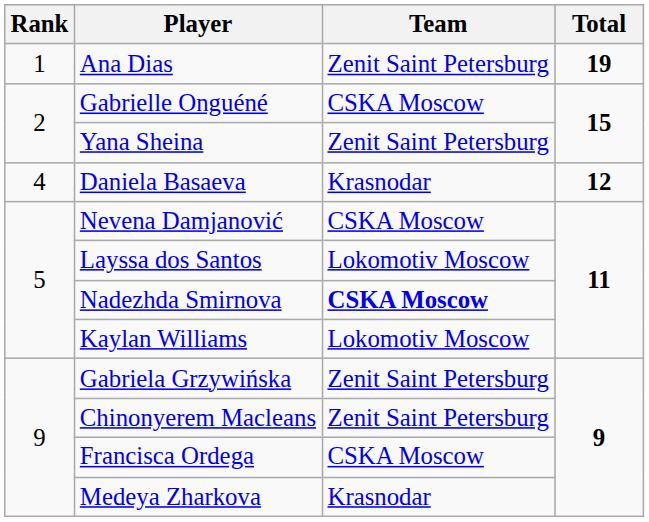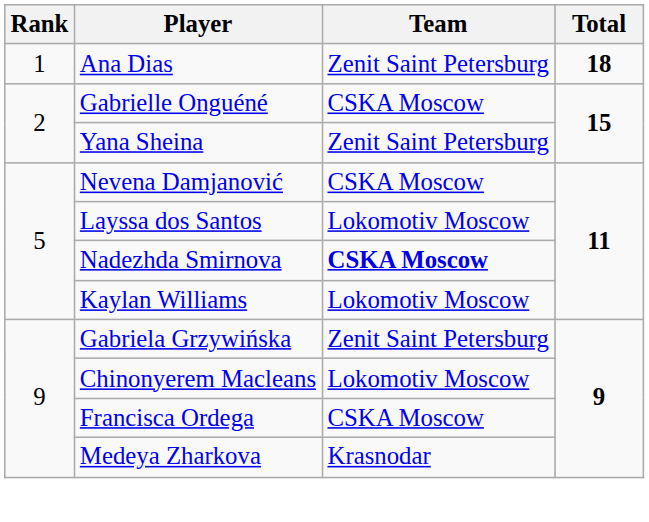(599, 63) 19 -> (599, 63) 18
- row: (163, 181)
(438, 417) Zenit Saint Petersburg -> (428, 378) Lokomotiv Moscow
